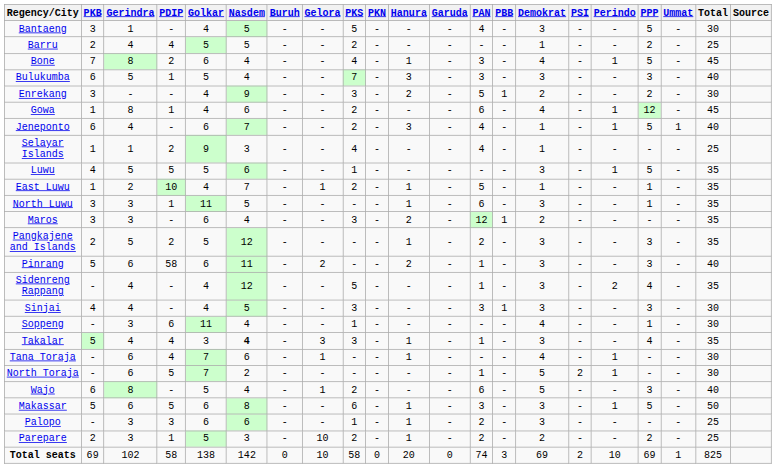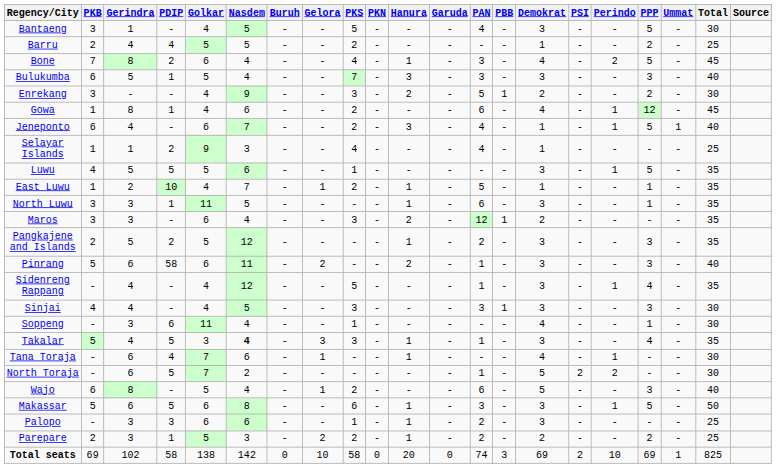(615, 61) 1 -> (615, 61) 2
(615, 286) 2 -> (615, 286) 1
(171, 341) 4 -> (171, 341) 5
(615, 373) 1 -> (615, 373) 2
(322, 439) 10 -> (322, 439) 2
